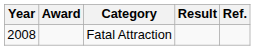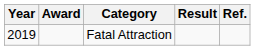(22, 34) 2008 -> (22, 34) 2019
